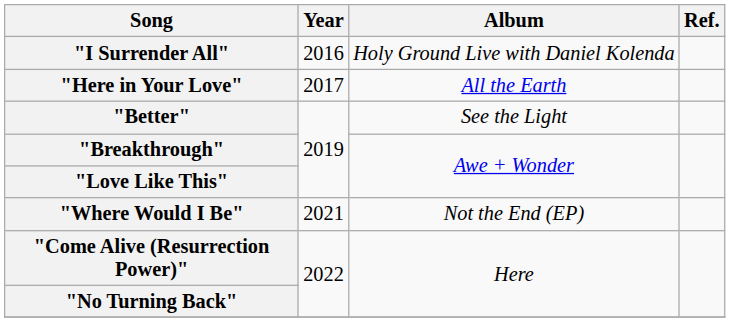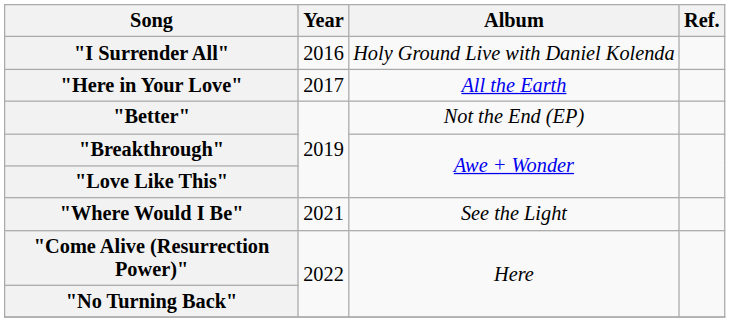(514, 117) See the Light -> (514, 117) Not the End (EP)
(514, 213) Not the End (EP) -> (514, 213) See the Light
